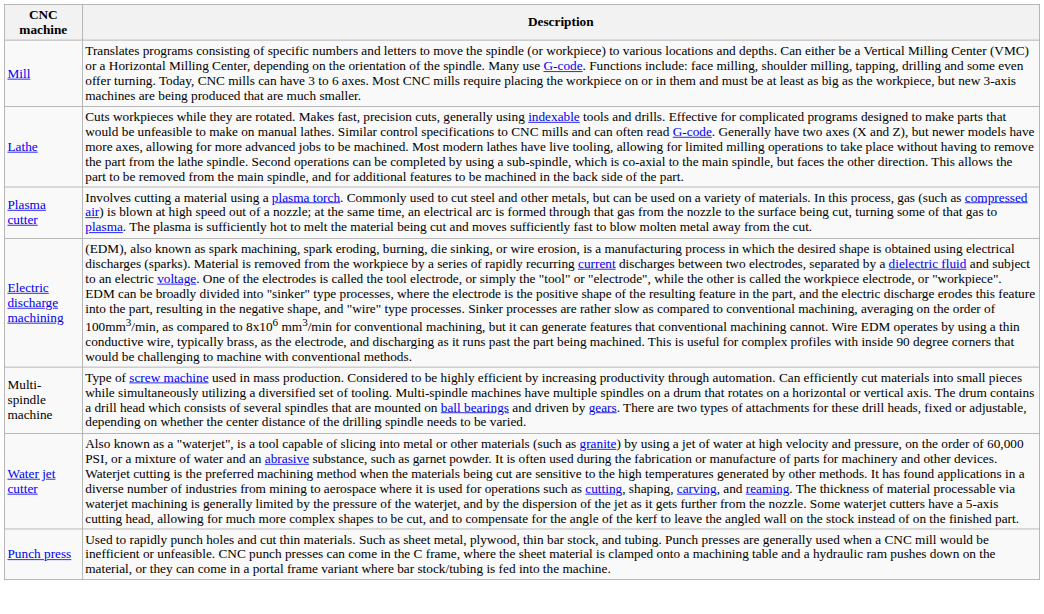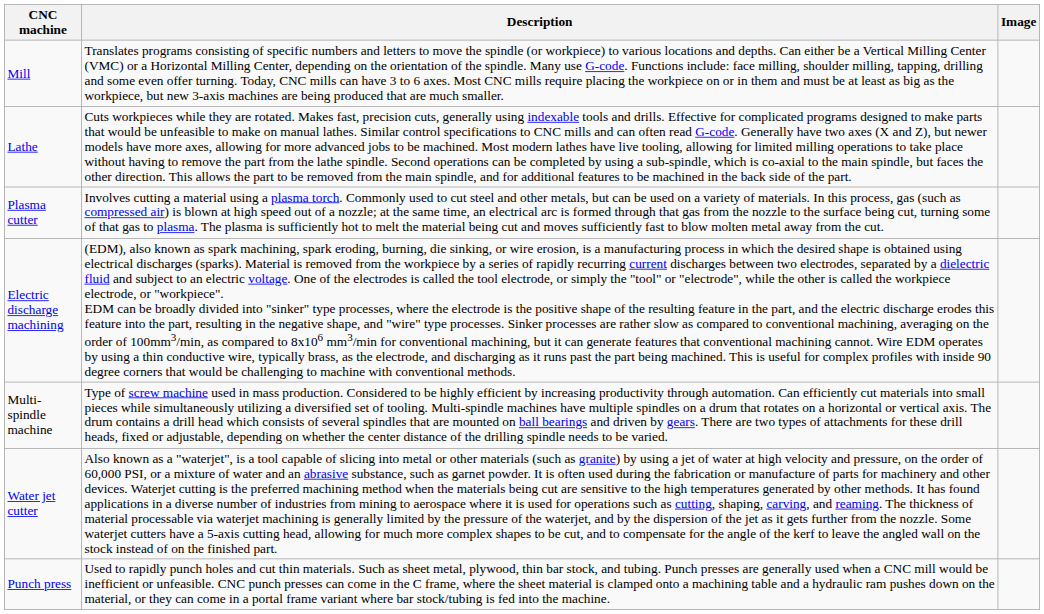+ column: (1019, 22)
